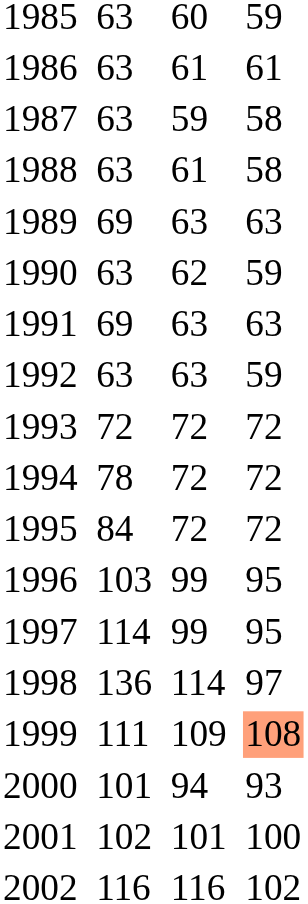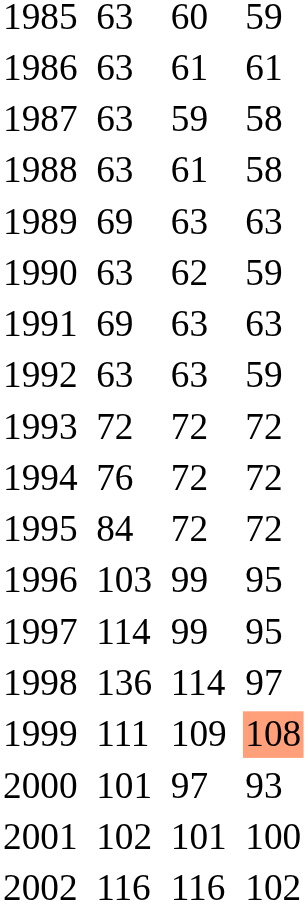(115, 477) 78 -> (115, 477) 76
(189, 785) 94 -> (189, 785) 97
